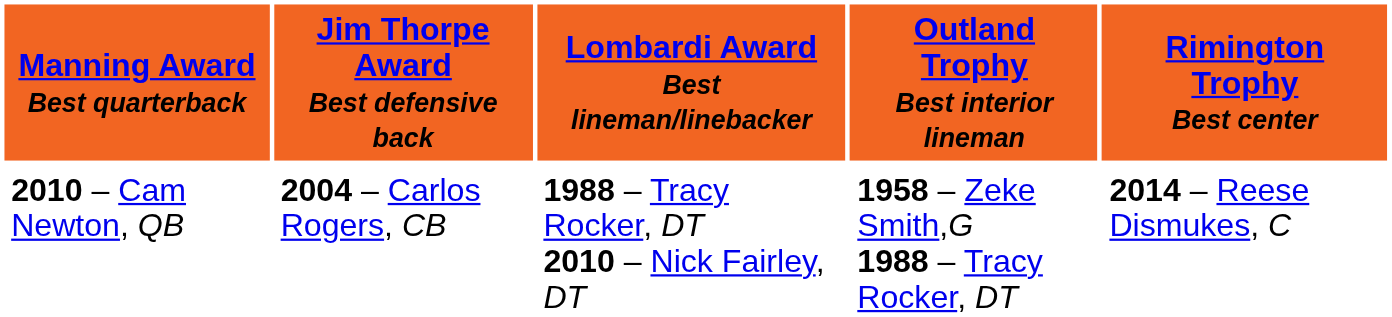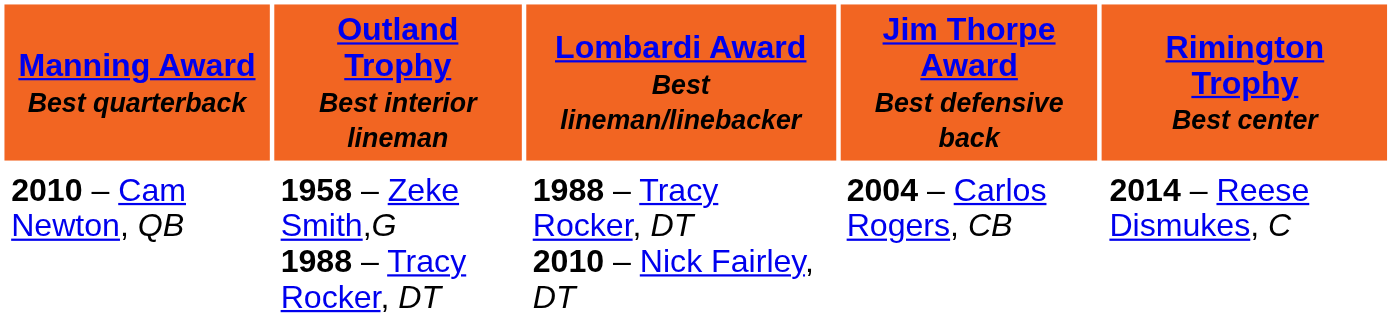columns swapped: (974, 83) <-> (403, 83)
